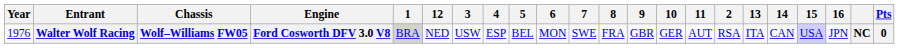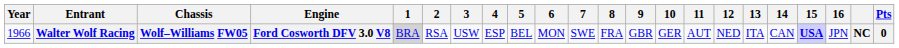columns swapped: (729, 14) <-> (437, 14)
(19, 33) 1976 -> (19, 33) 1966
(812, 33) normal -> (812, 33) bold
